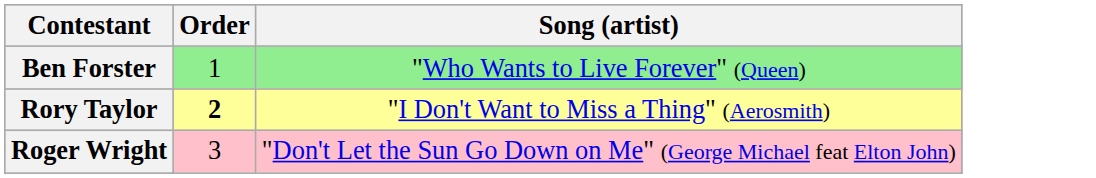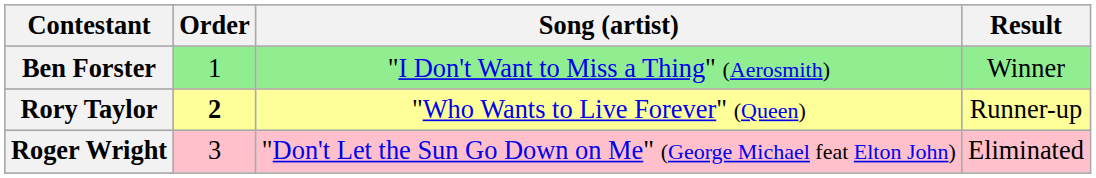+ column: (1026, 25)
(609, 67) "Who Wants to Live Forever" (Queen) -> (609, 67) "I Don't Want to Miss a Thing" (Aerosmith)
(609, 109) "I Don't Want to Miss a Thing" (Aerosmith) -> (609, 109) "Who Wants to Live Forever" (Queen)
